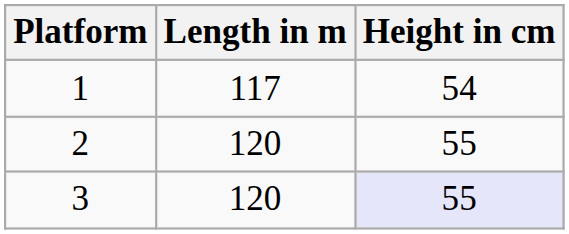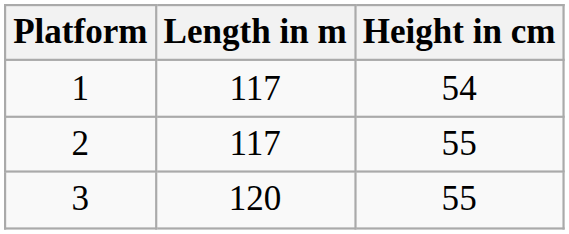(255, 143) 120 -> (255, 143) 117
(459, 198) lavender background -> (459, 198) no background
